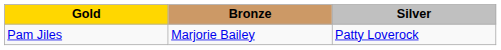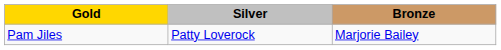columns swapped: (414, 14) <-> (250, 14)
